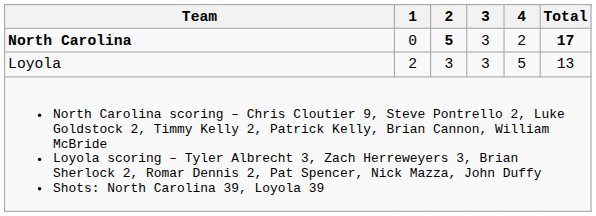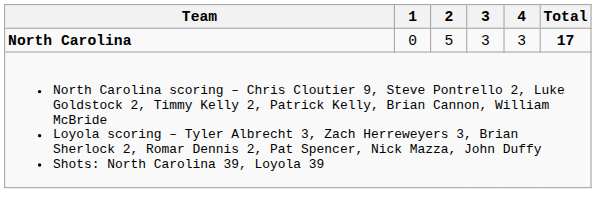(449, 40) bold -> (449, 40) normal
(522, 40) 2 -> (522, 40) 3
- row: (35, 64)
